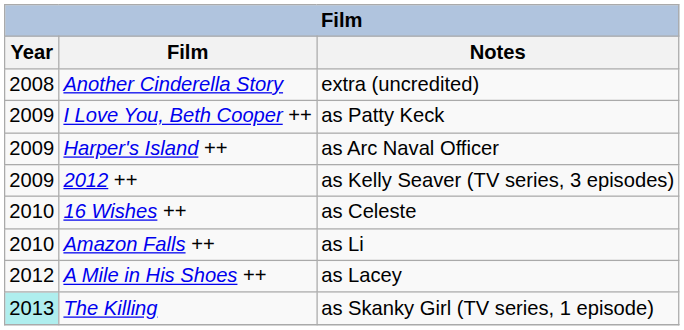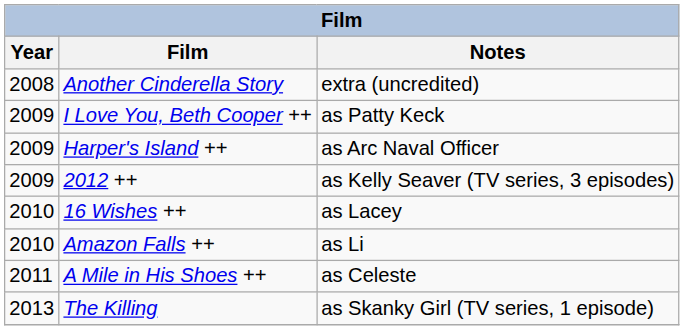(369, 212) as Celeste -> (362, 212) as Lacey
(32, 276) 2012 -> (31, 276) 2011
(362, 276) as Lacey -> (369, 276) as Celeste
(32, 308) paleturquoise background -> (32, 308) no background
